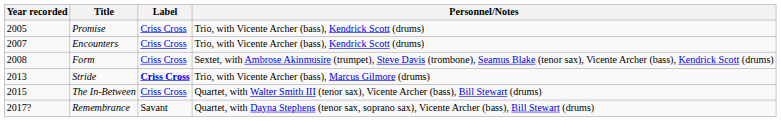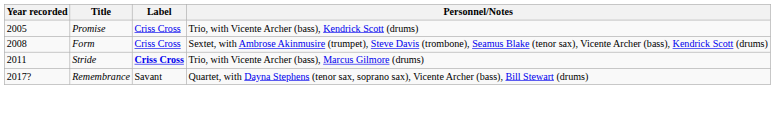- row: (95, 44)
(17, 76) 2013 -> (17, 60) 2011
- row: (104, 92)
